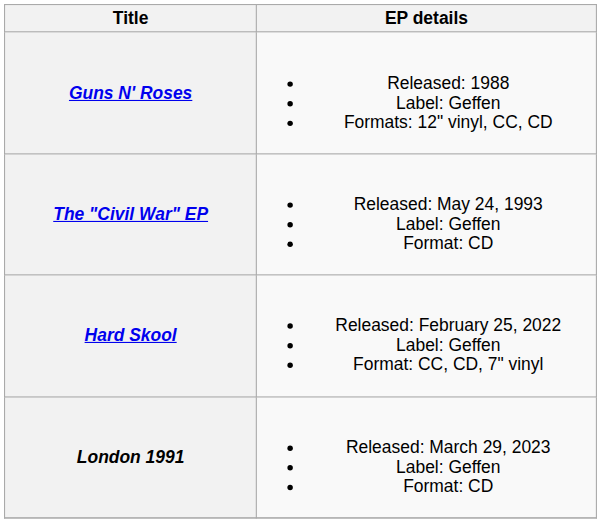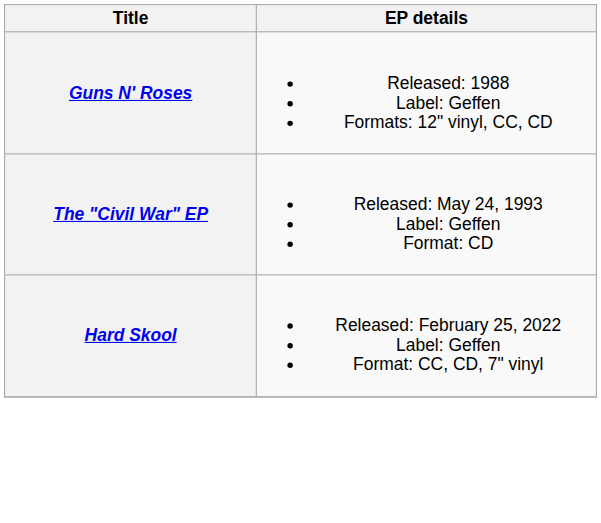- row: (131, 457)
